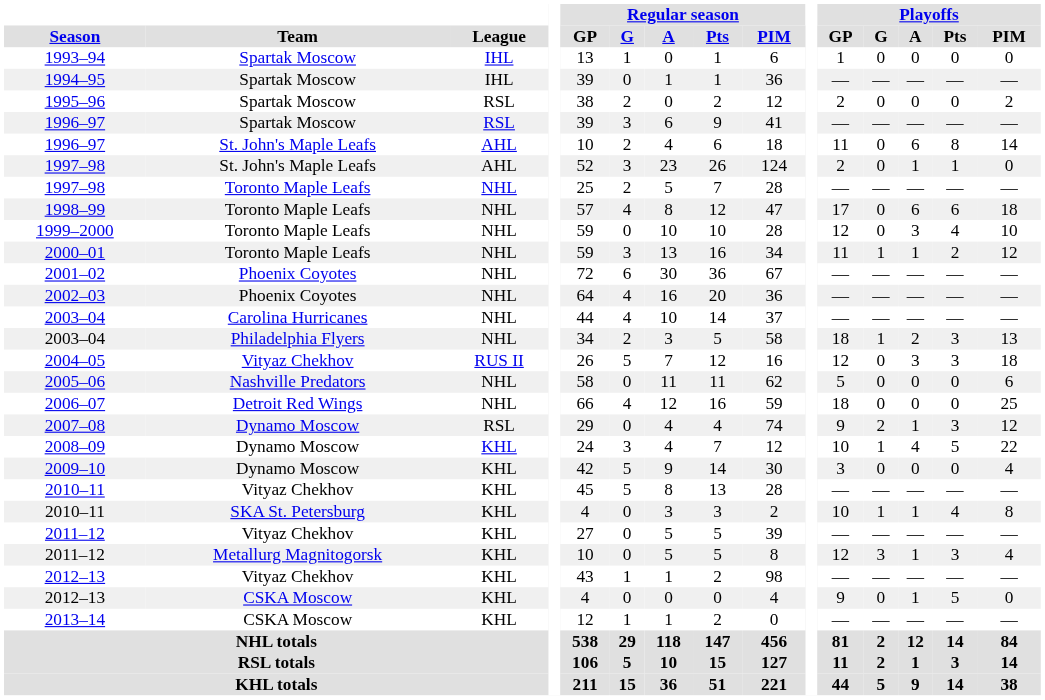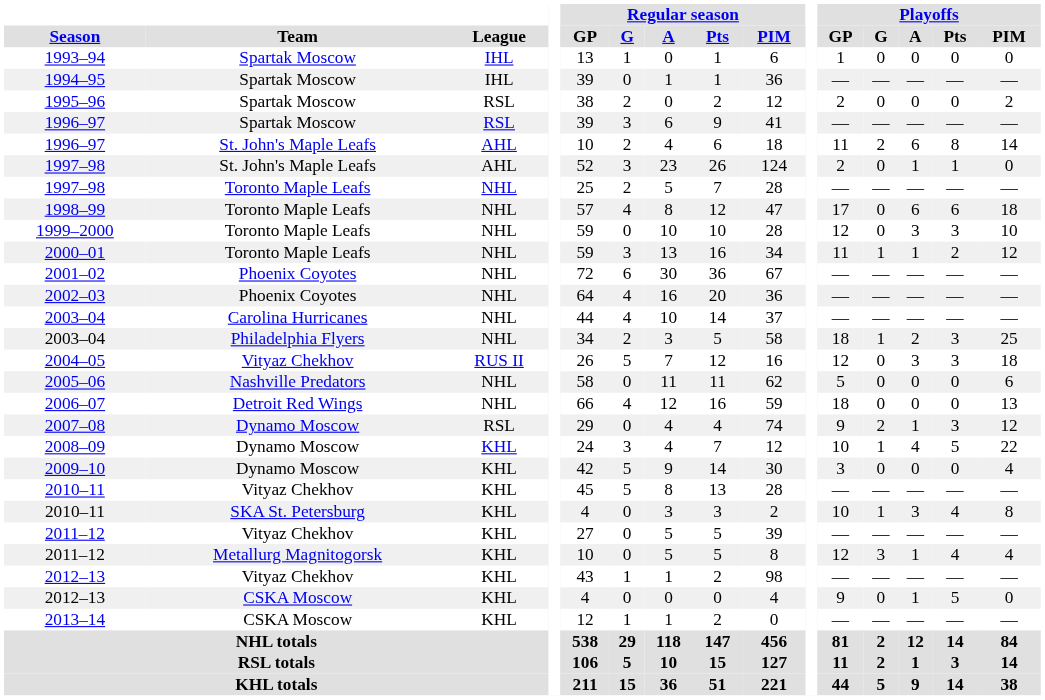(881, 144) 0 -> (881, 144) 2
(955, 230) 4 -> (955, 230) 3
(1009, 338) 13 -> (1009, 338) 25
(1009, 403) 25 -> (1009, 403) 13
(915, 511) 1 -> (915, 511) 3
(955, 554) 3 -> (955, 554) 4
